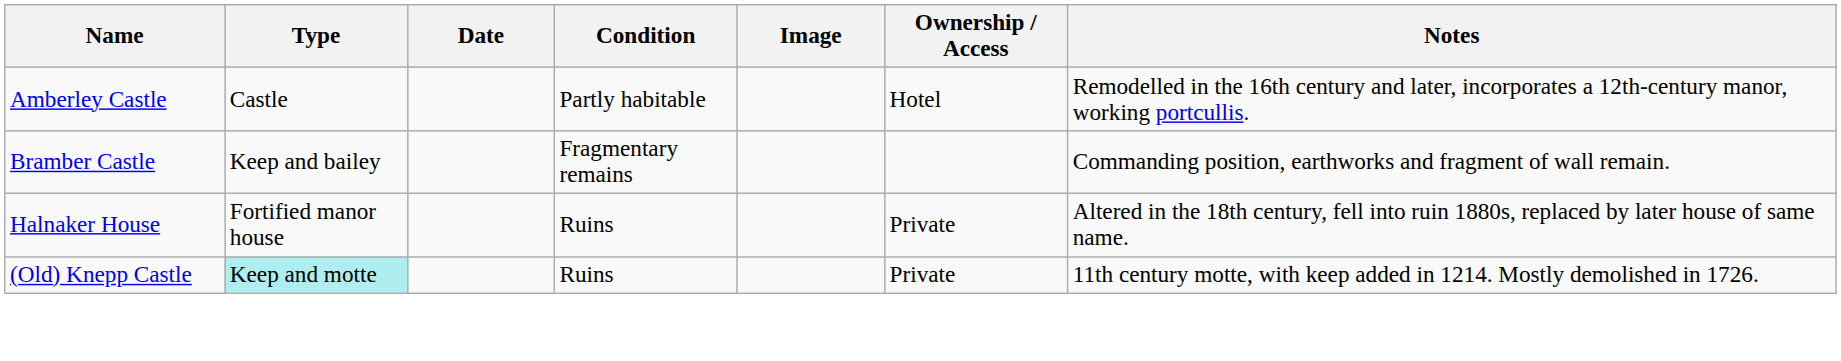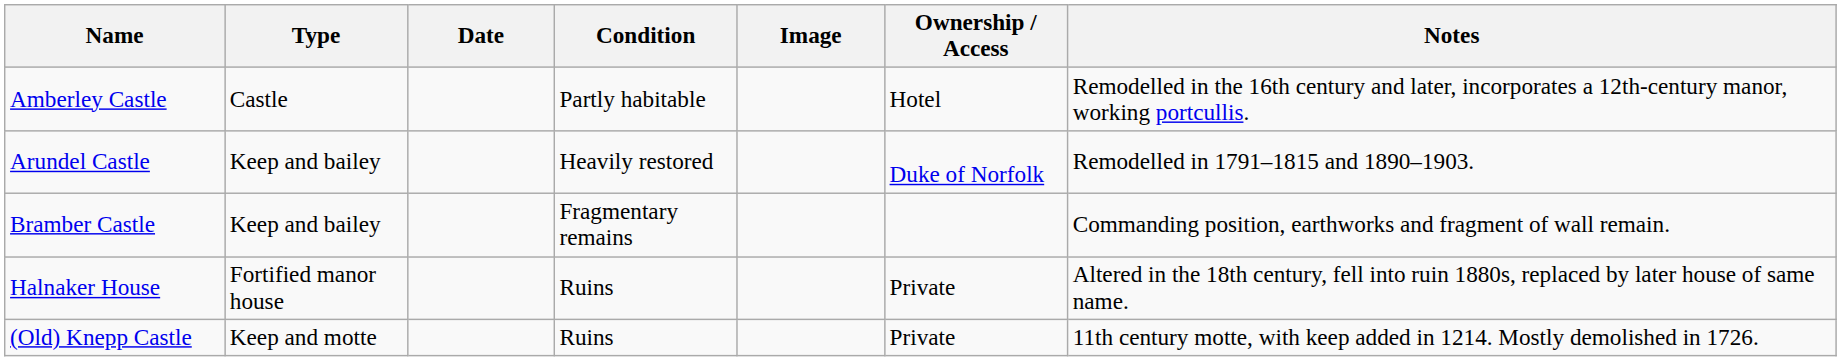+ row: (80, 161)
(303, 274) paleturquoise background -> (303, 337) no background
